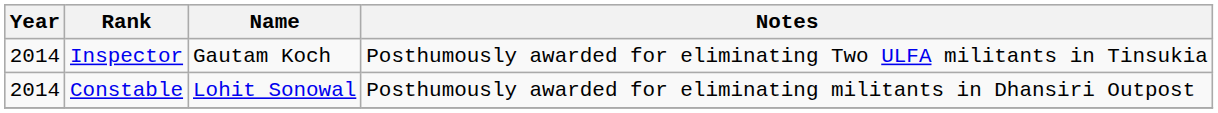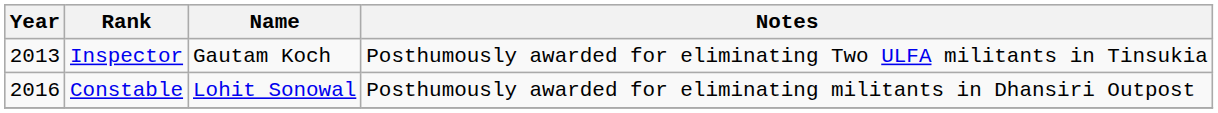(35, 56) 2014 -> (35, 56) 2013
(35, 90) 2014 -> (35, 90) 2016
